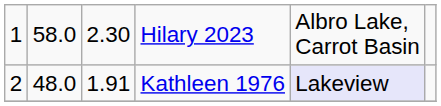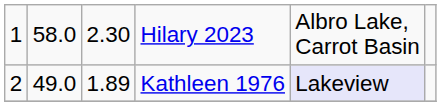(54, 82) 48.0 -> (54, 82) 49.0
(108, 82) 1.91 -> (108, 82) 1.89
